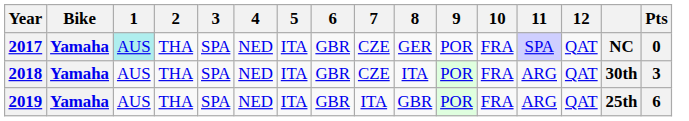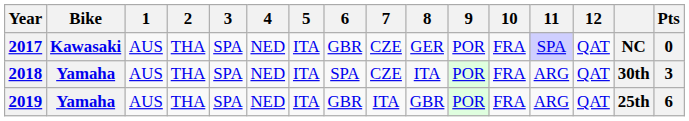(80, 46) Yamaha -> (86, 46) Kawasaki
(134, 46) paleturquoise background -> (146, 46) no background
(333, 74) GBR -> (345, 74) SPA
